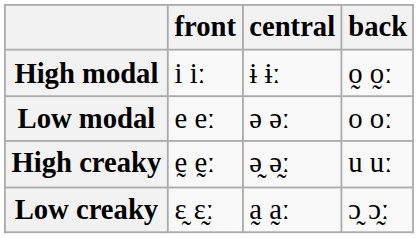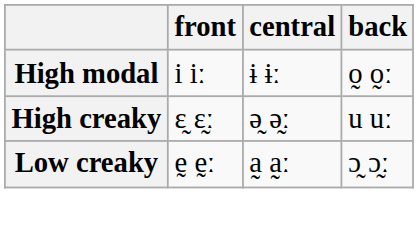- row: (86, 118)
(195, 163) ḛ ḛː -> (194, 118) ɛ̰ ɛ̰ː
(194, 208) ɛ̰ ɛ̰ː -> (195, 163) ḛ ḛː
